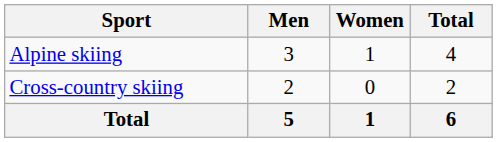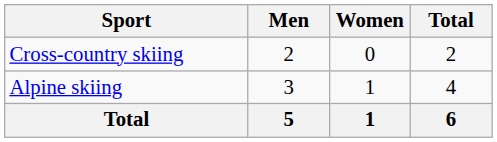rows swapped: (66, 53) <-> (96, 86)
